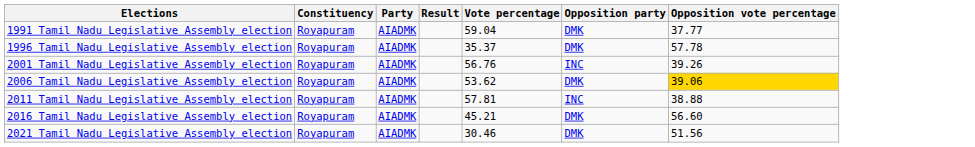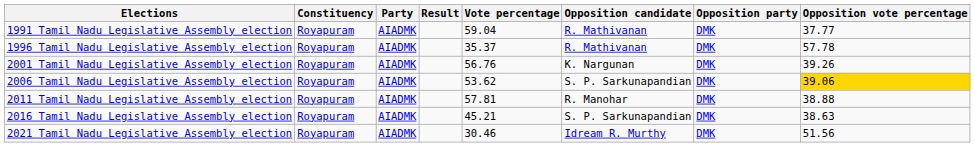+ column: (628, 13)
(574, 64) INC -> (706, 64) DMK
(574, 99) INC -> (706, 99) DMK
(687, 116) 56.60 -> (819, 116) 38.63
